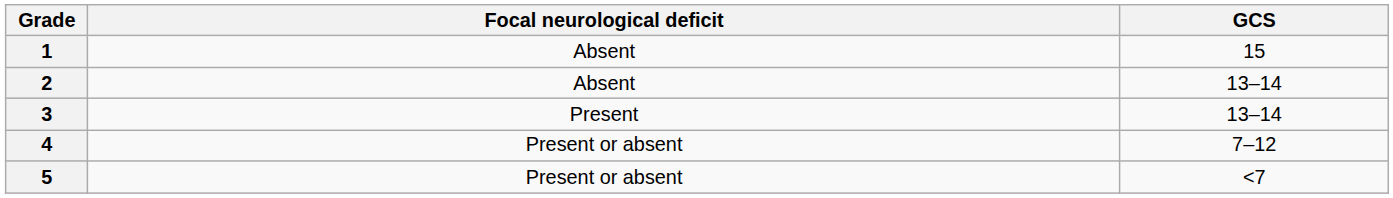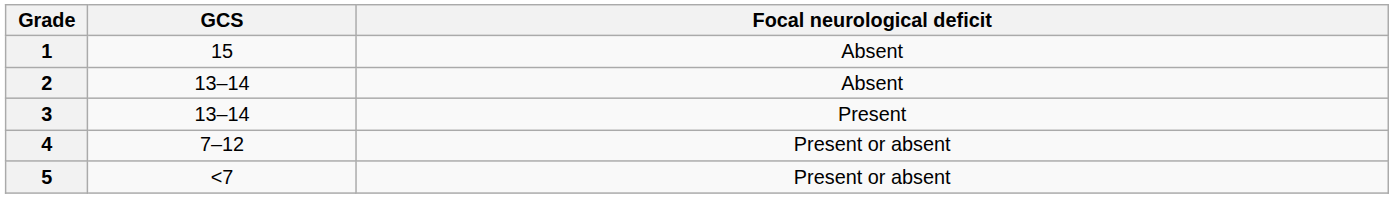columns swapped: (1254, 20) <-> (604, 20)
